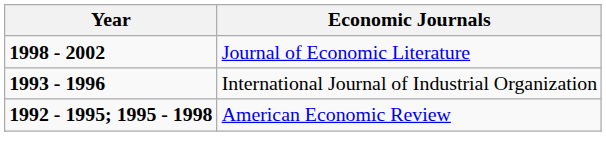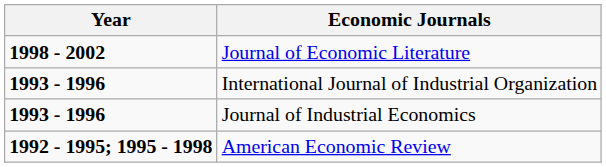+ row: (349, 114)
